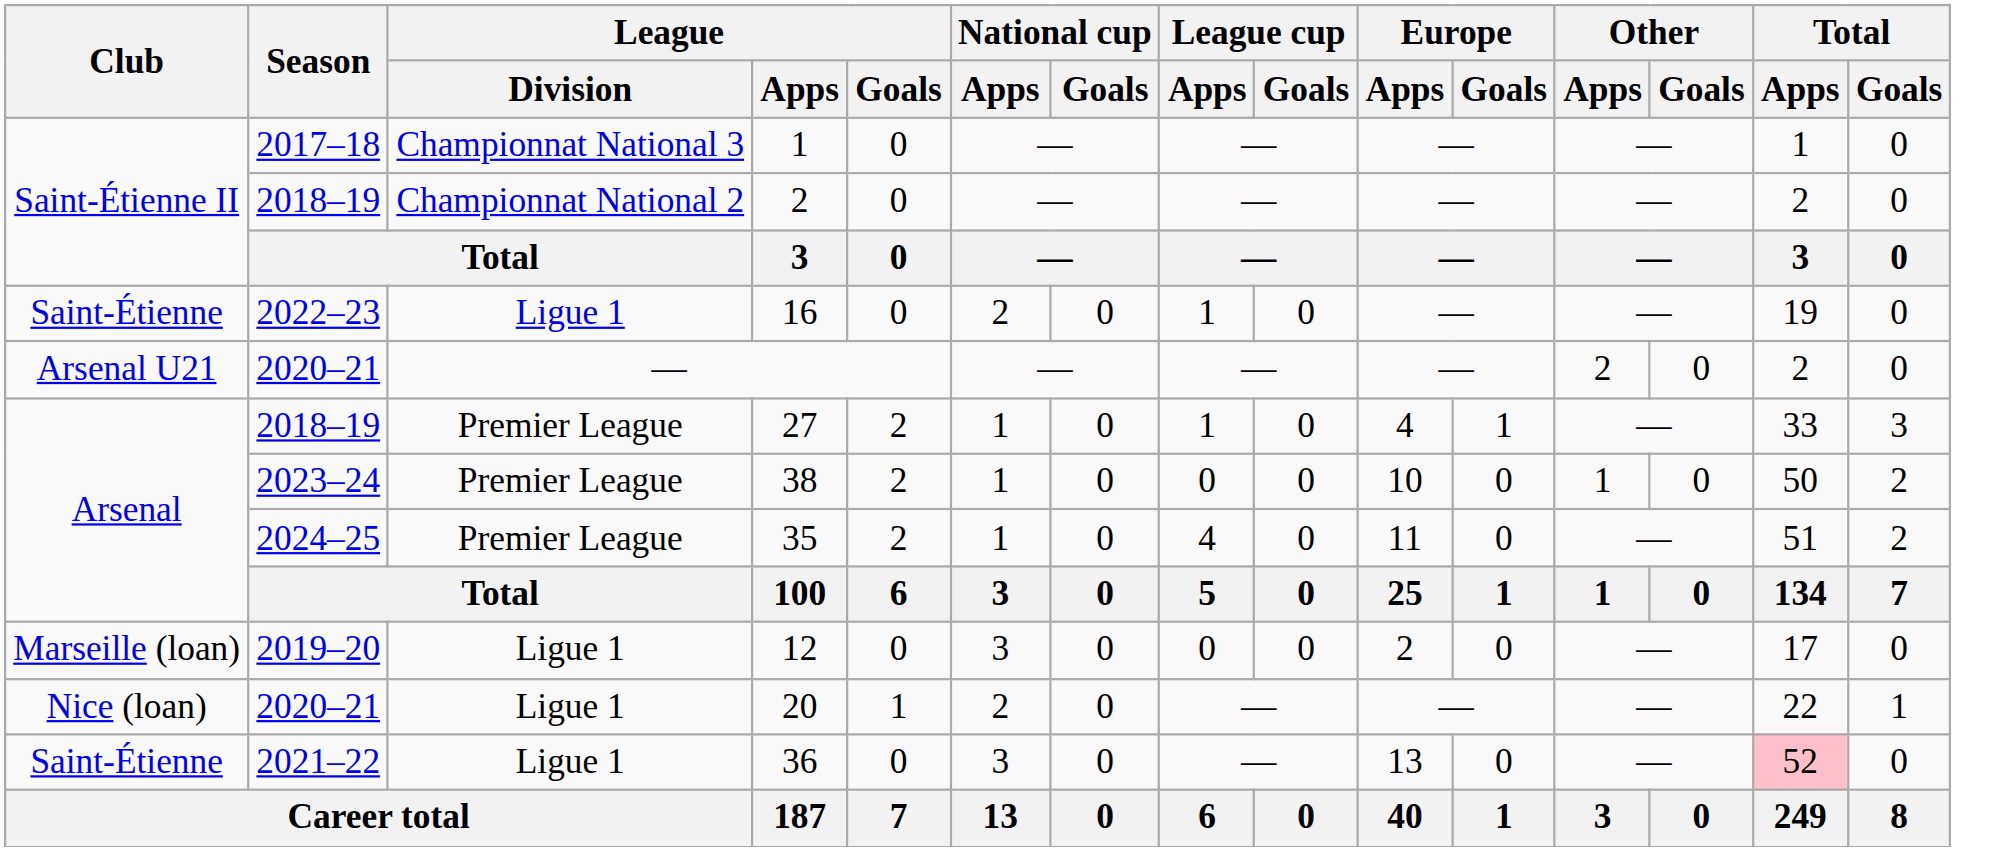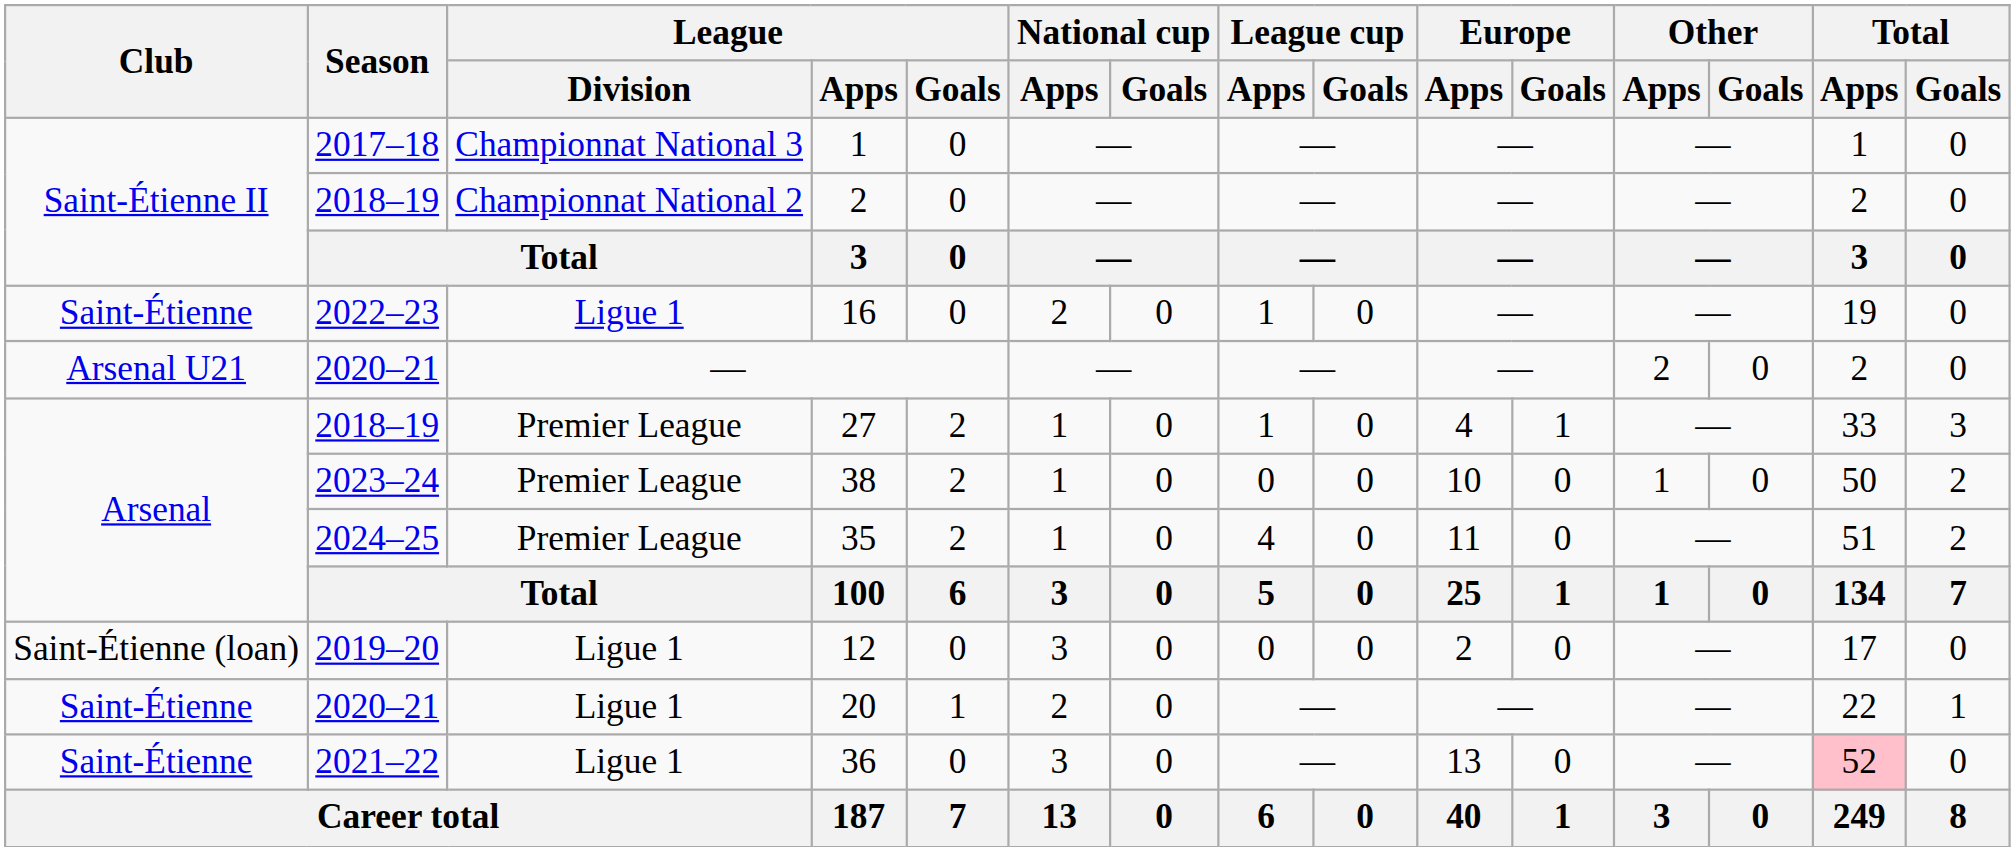(127, 649) Marseille (loan) -> (156, 649) Saint-Étienne (loan)
(127, 705) Nice (loan) -> (156, 705) Saint-Étienne
